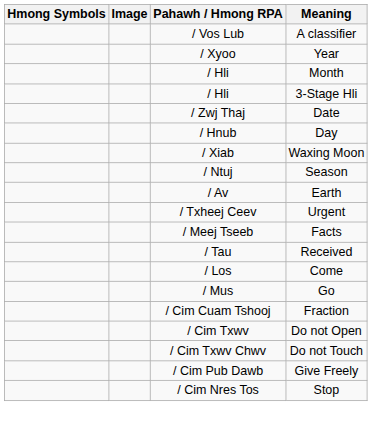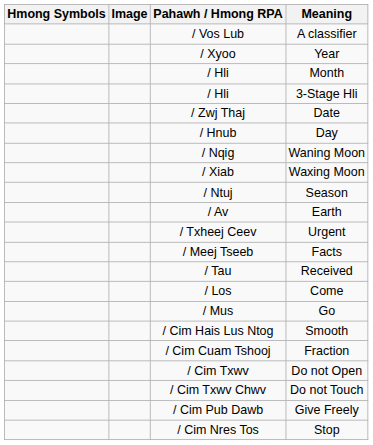+ row: (327, 152)
+ row: (327, 331)
